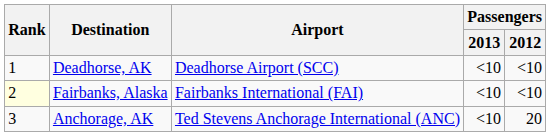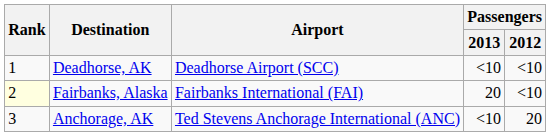(488, 93) <10 -> (493, 93) 20
